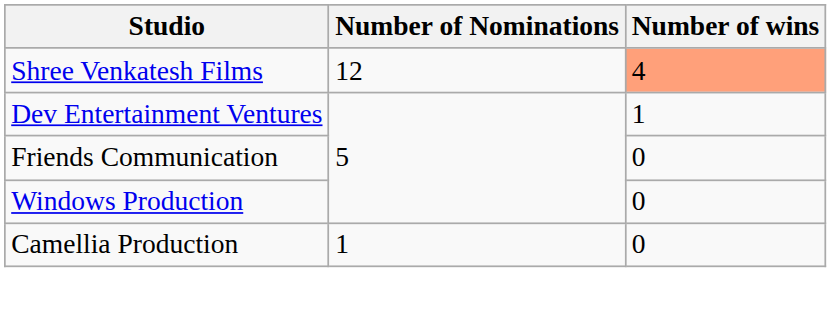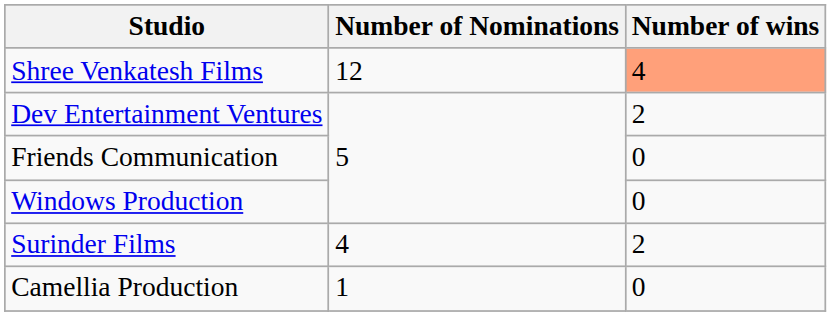(639, 113) 1 -> (639, 113) 2
+ row: (93, 244)
